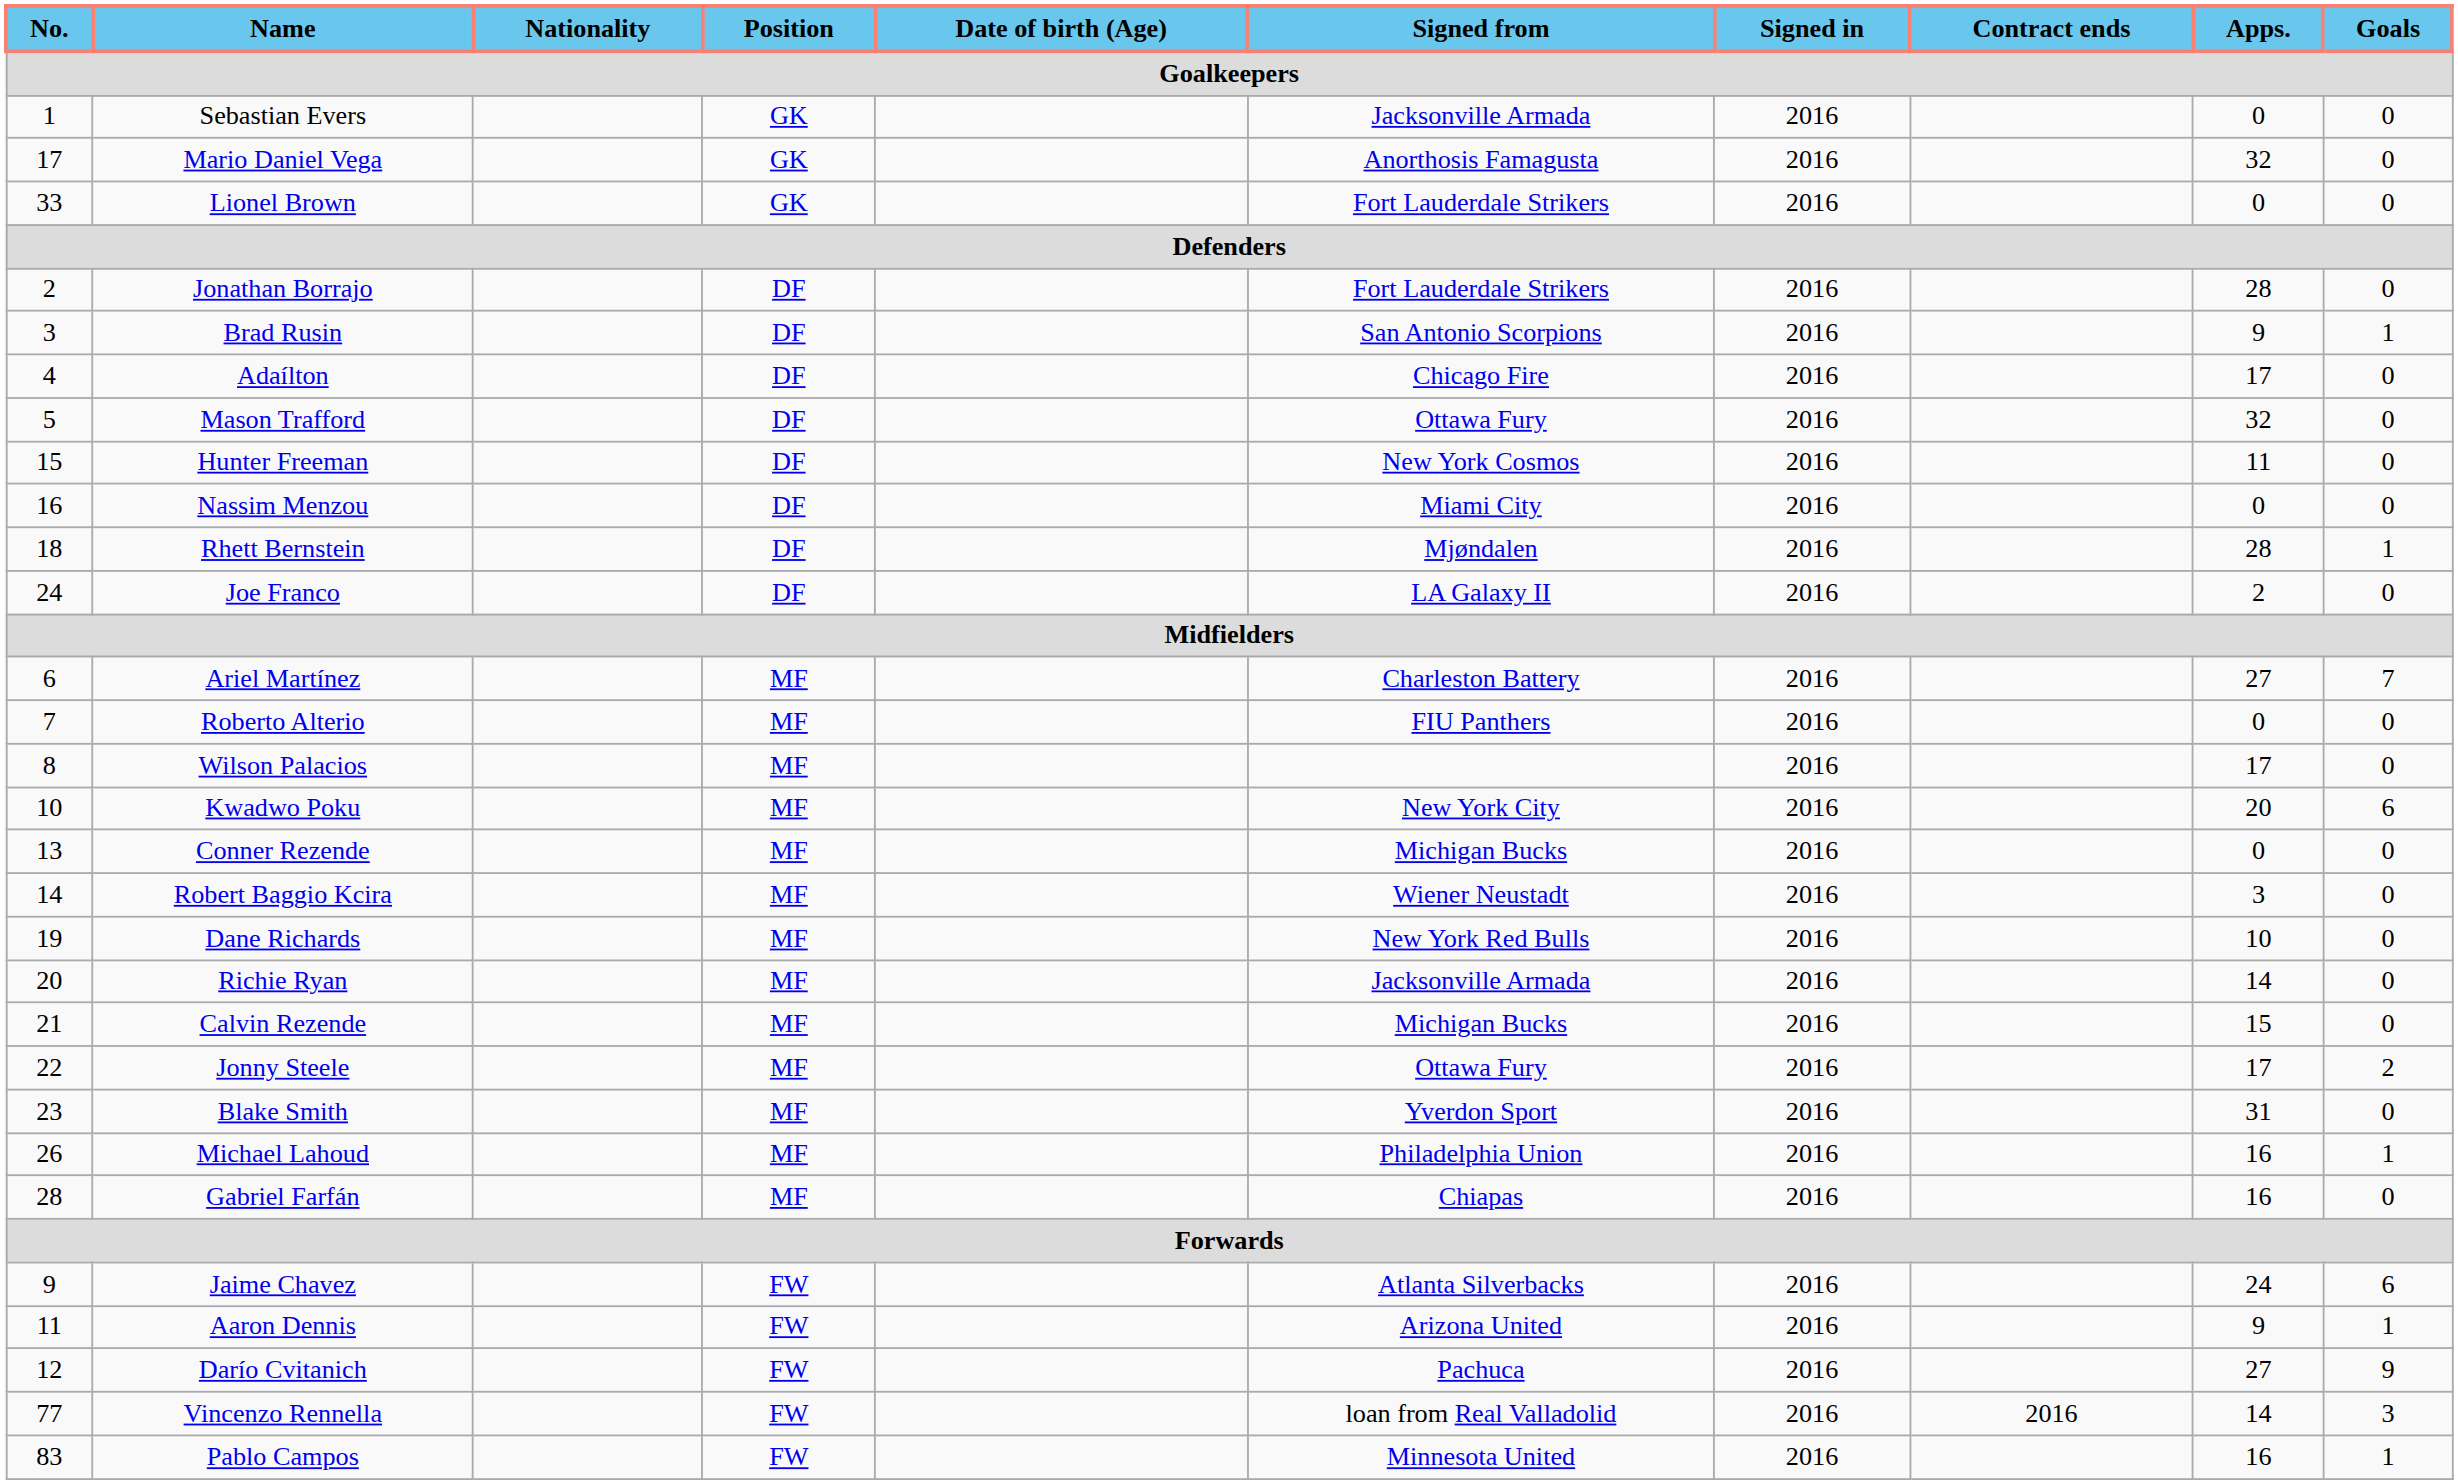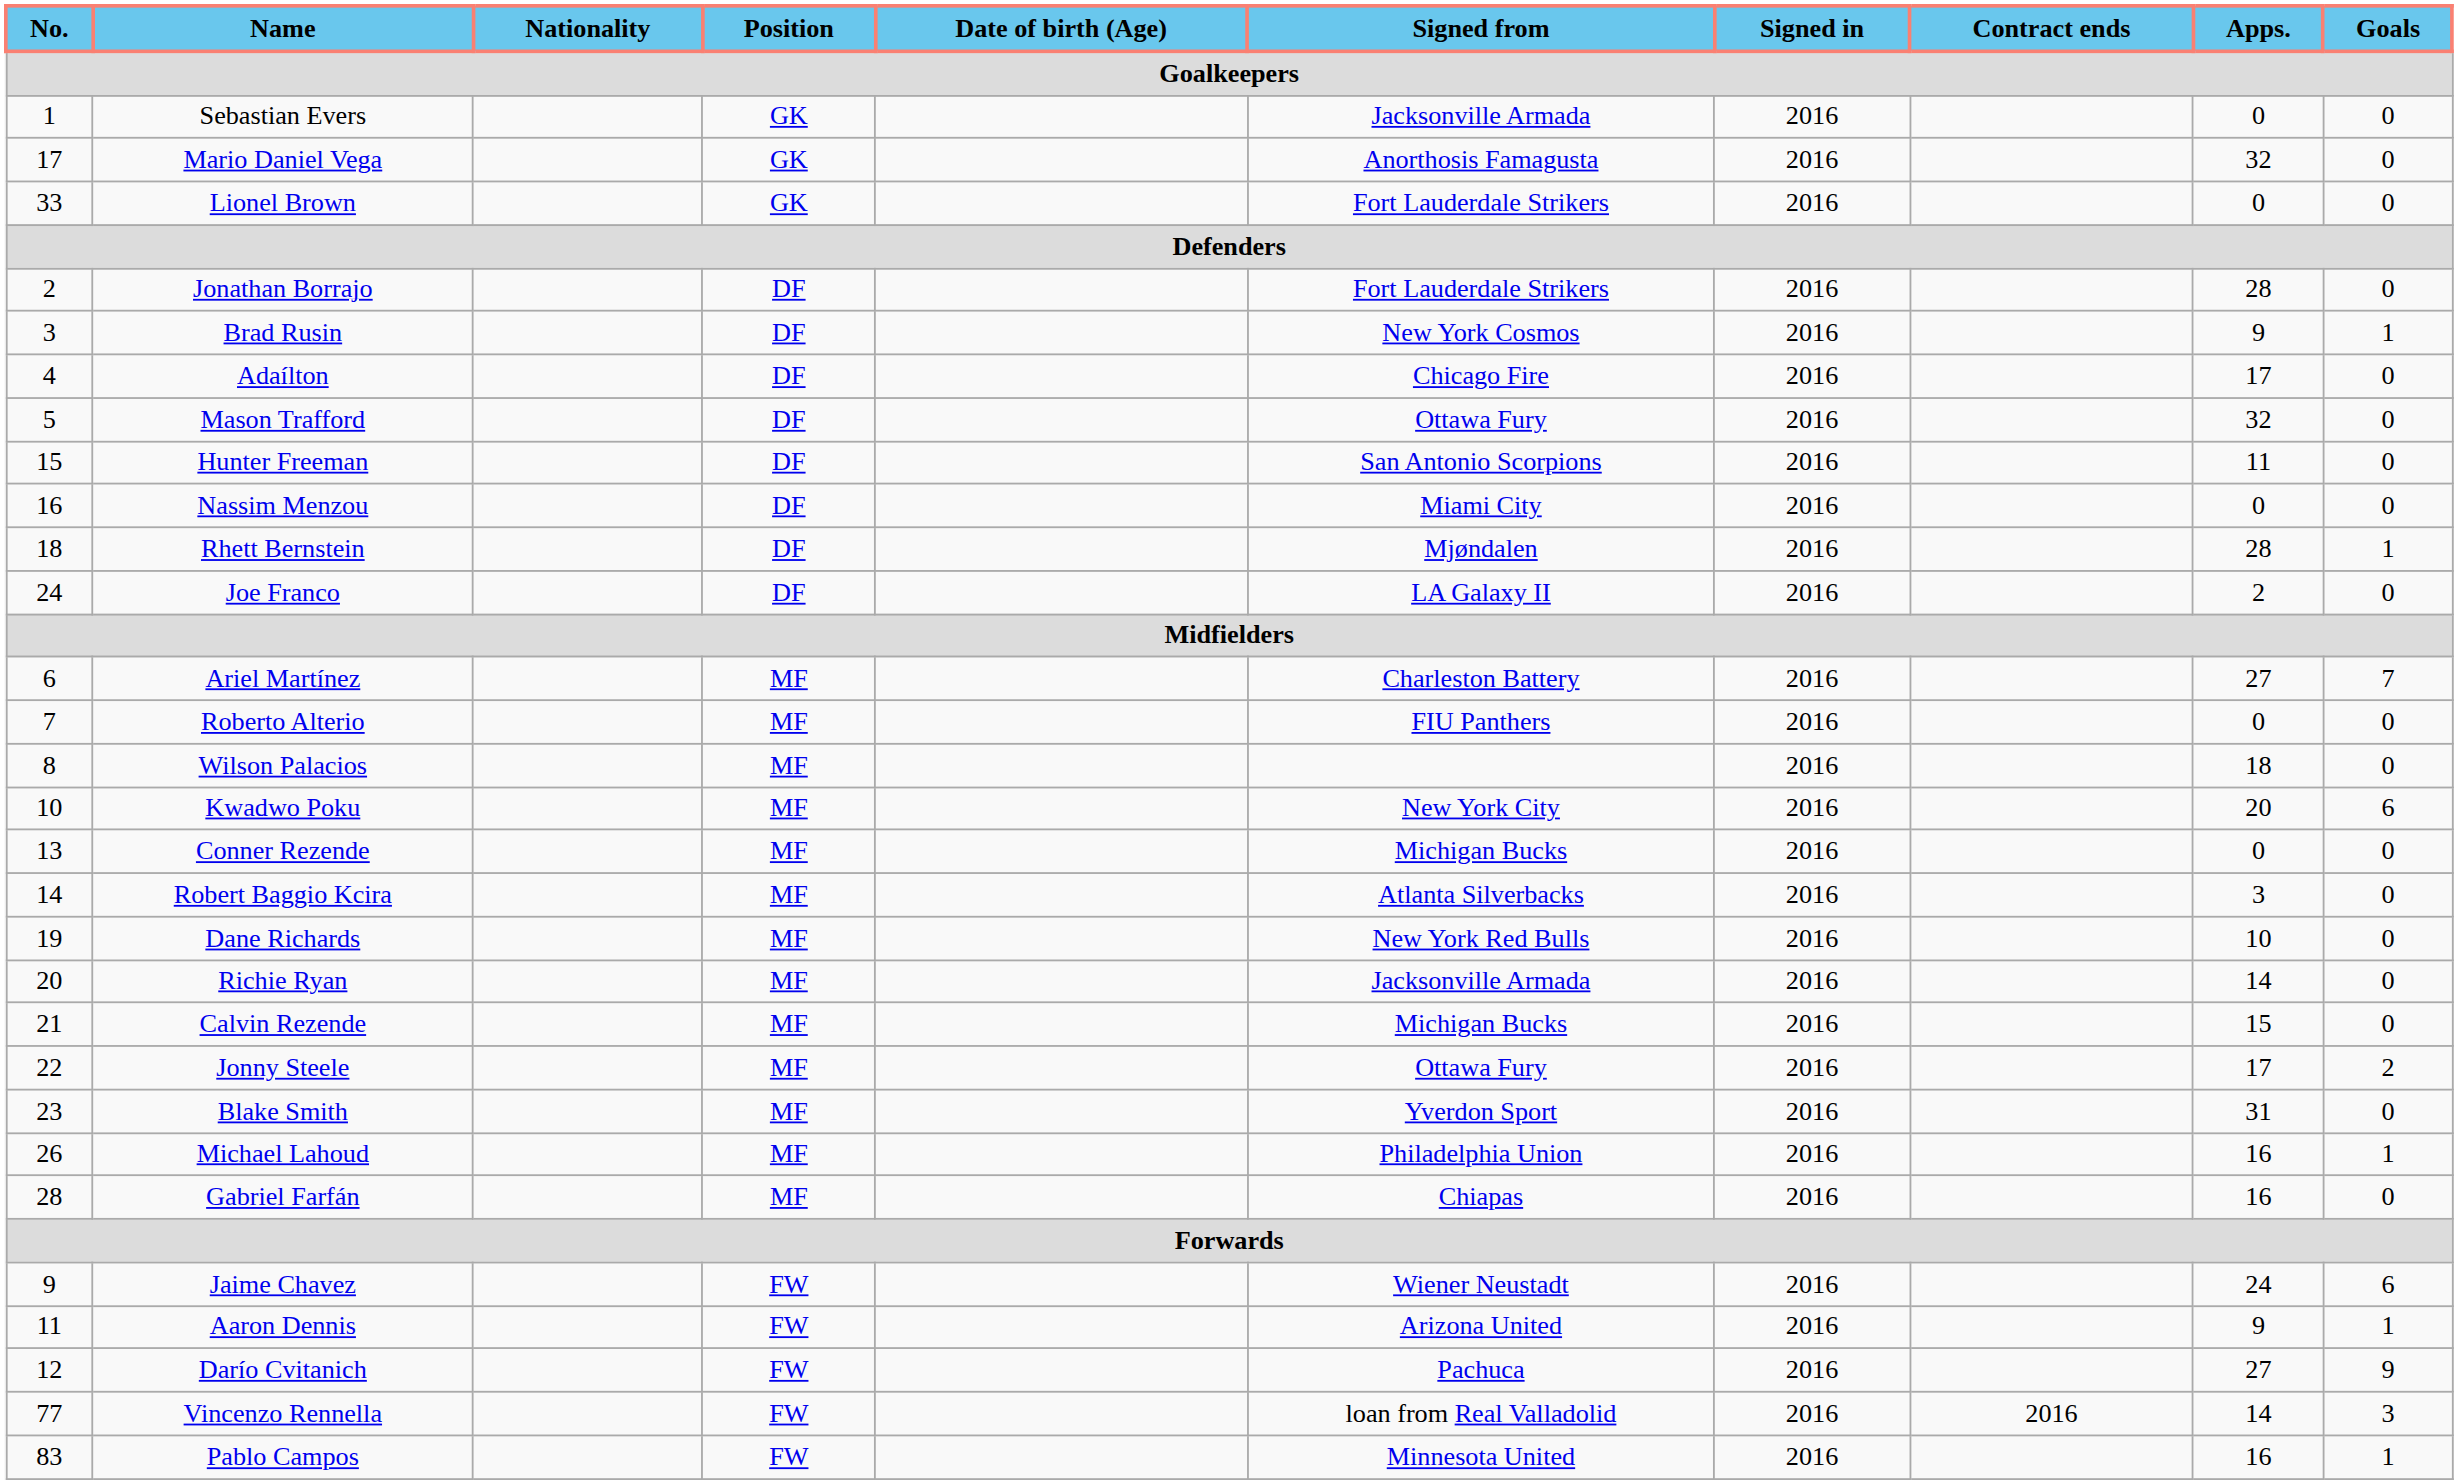(1481, 332) San Antonio Scorpions -> (1481, 332) New York Cosmos
(1481, 462) New York Cosmos -> (1481, 462) San Antonio Scorpions
(2258, 764) 17 -> (2258, 764) 18
(1481, 894) Wiener Neustadt -> (1481, 894) Atlanta Silverbacks
(1481, 1283) Atlanta Silverbacks -> (1481, 1283) Wiener Neustadt
